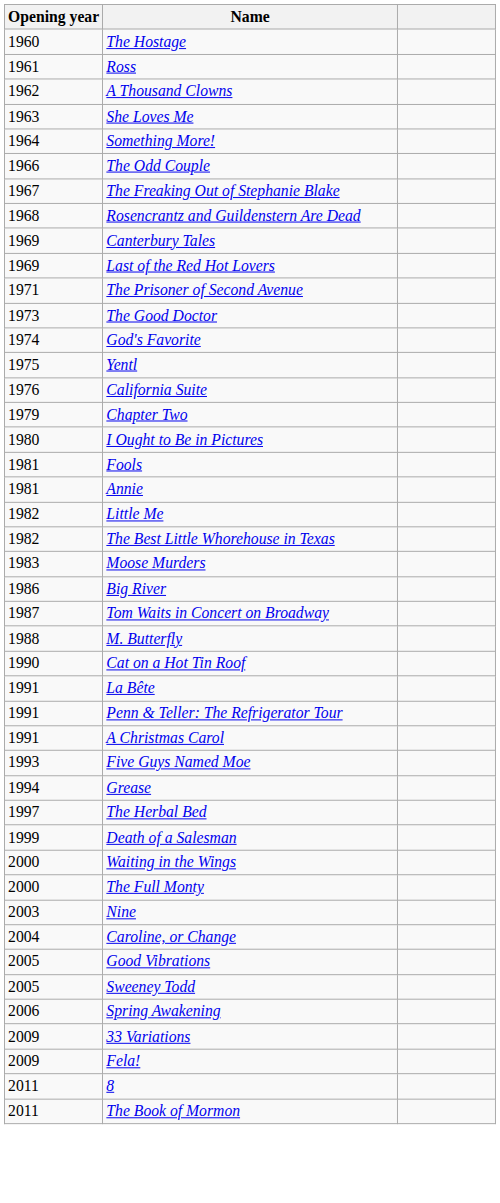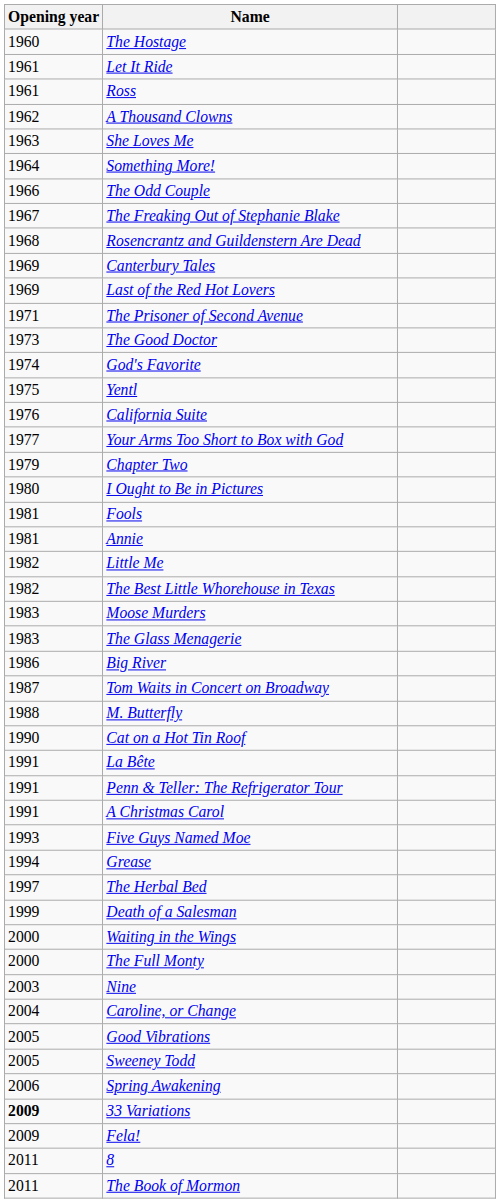+ row: (139, 66)
+ row: (225, 439)
+ row: (174, 638)
(24, 1036) normal -> (24, 1111) bold
